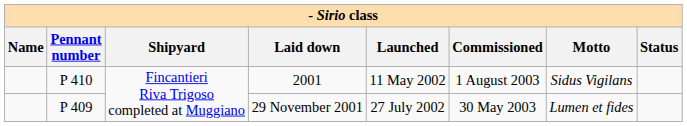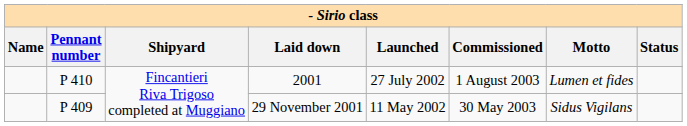(408, 80) 11 May 2002 -> (408, 80) 27 July 2002
(591, 80) Sidus Vigilans -> (591, 80) Lumen et fides
(408, 107) 27 July 2002 -> (408, 107) 11 May 2002
(591, 107) Lumen et fides -> (591, 107) Sidus Vigilans
